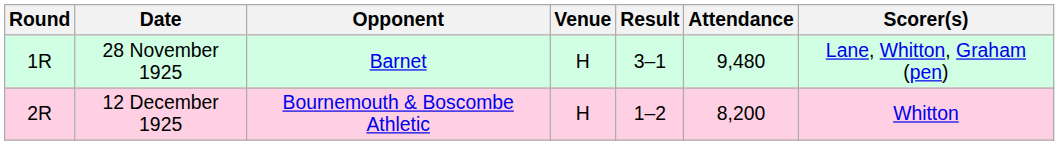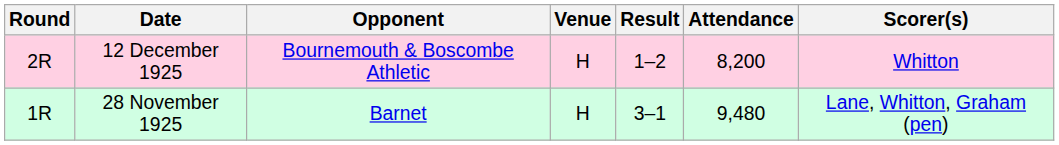rows swapped: (161, 61) <-> (161, 113)
